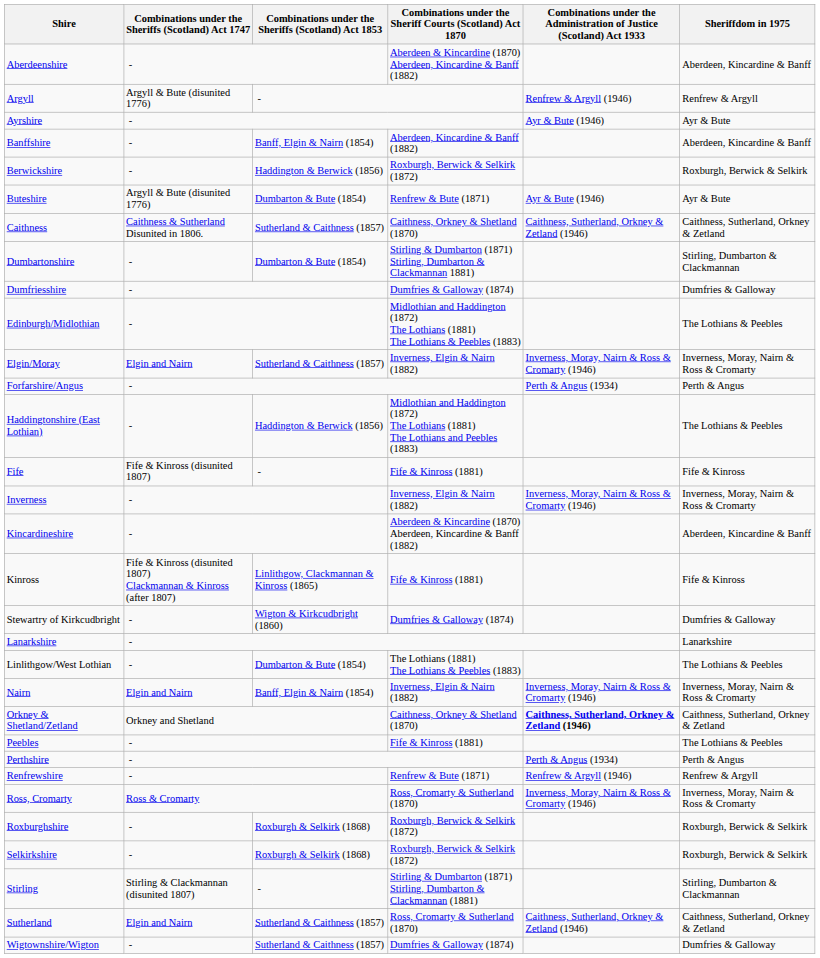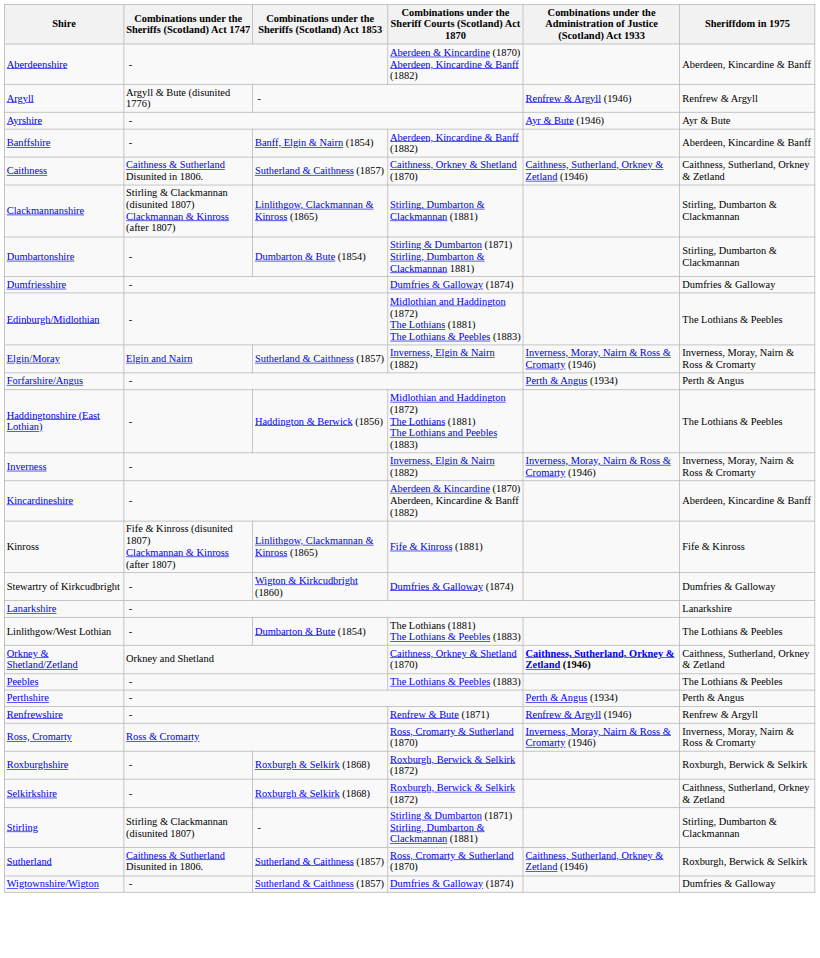- row: (34, 171)
- row: (27, 199)
+ row: (45, 211)
- row: (15, 471)
- row: (19, 692)
(436, 743) Fife & Kinross (1881) -> (455, 681) The Lothians & Peebles (1883)
(745, 854) Roxburgh, Berwick & Selkirk -> (746, 793) Caithness, Sutherland, Orkney & Zetland
(159, 922) Elgin and Nairn -> (175, 861) Caithness & Sutherland Disunited in 1806.
(746, 922) Caithness, Sutherland, Orkney & Zetland -> (745, 861) Roxburgh, Berwick & Selkirk
